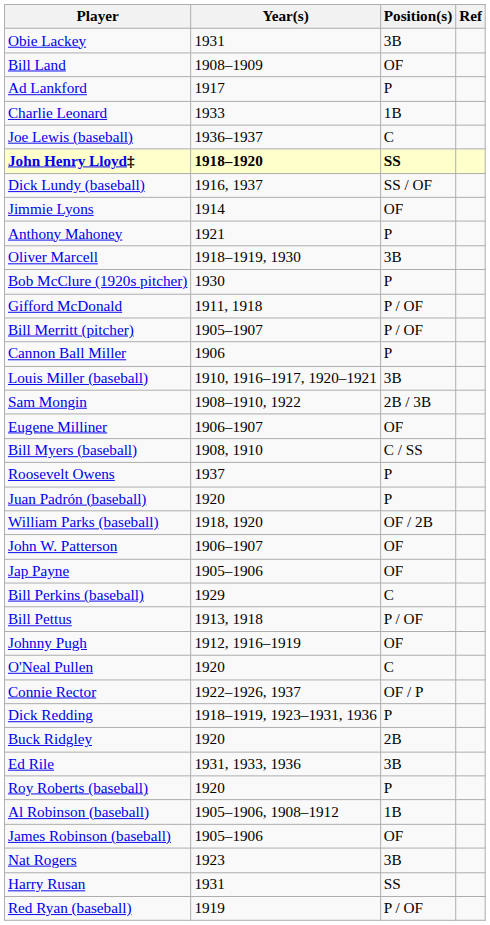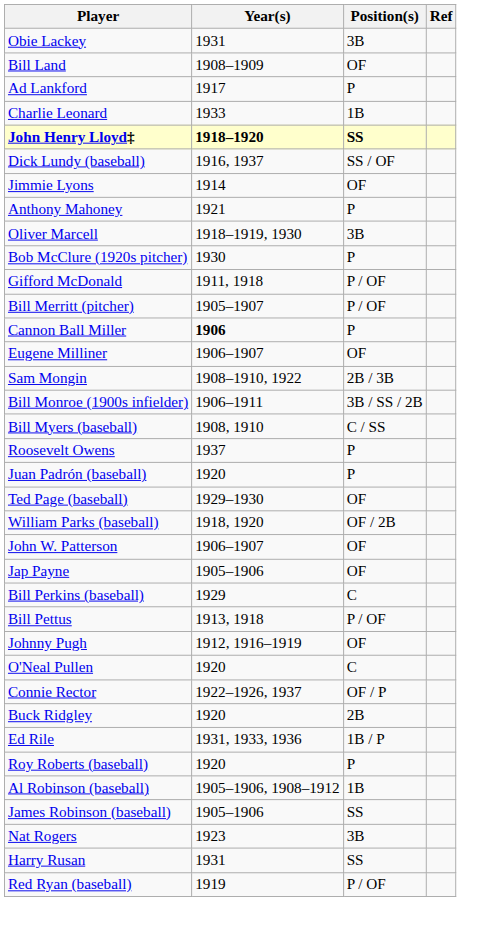- row: (70, 137)
(210, 354) normal -> (210, 329) bold
- row: (78, 378)
rows swapped: (58, 426) <-> (47, 402)
+ row: (98, 402)
+ row: (68, 498)
- row: (50, 715)
(393, 763) 3B -> (366, 739) 1B / P
(394, 836) OF -> (355, 812) SS
